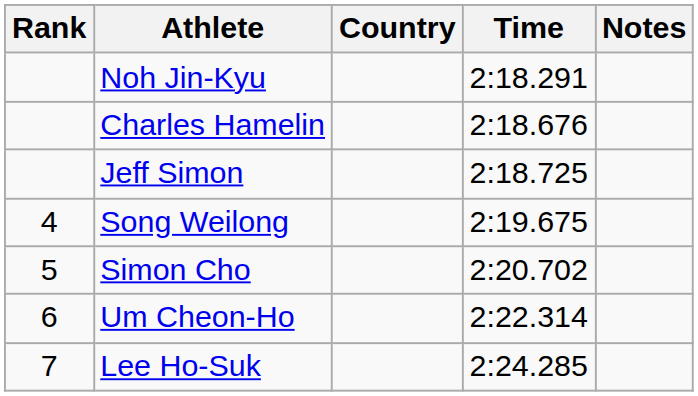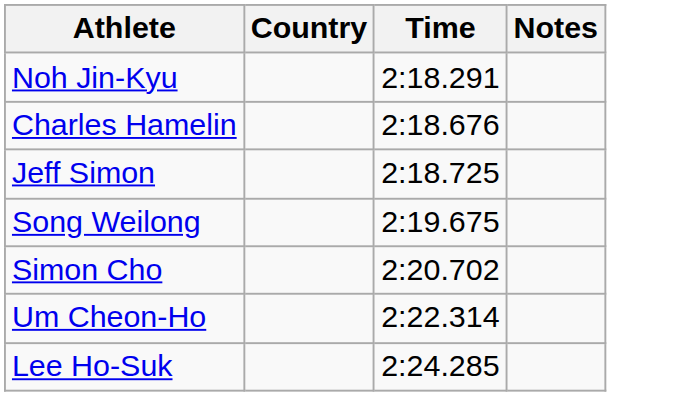- column: (49, 28)
